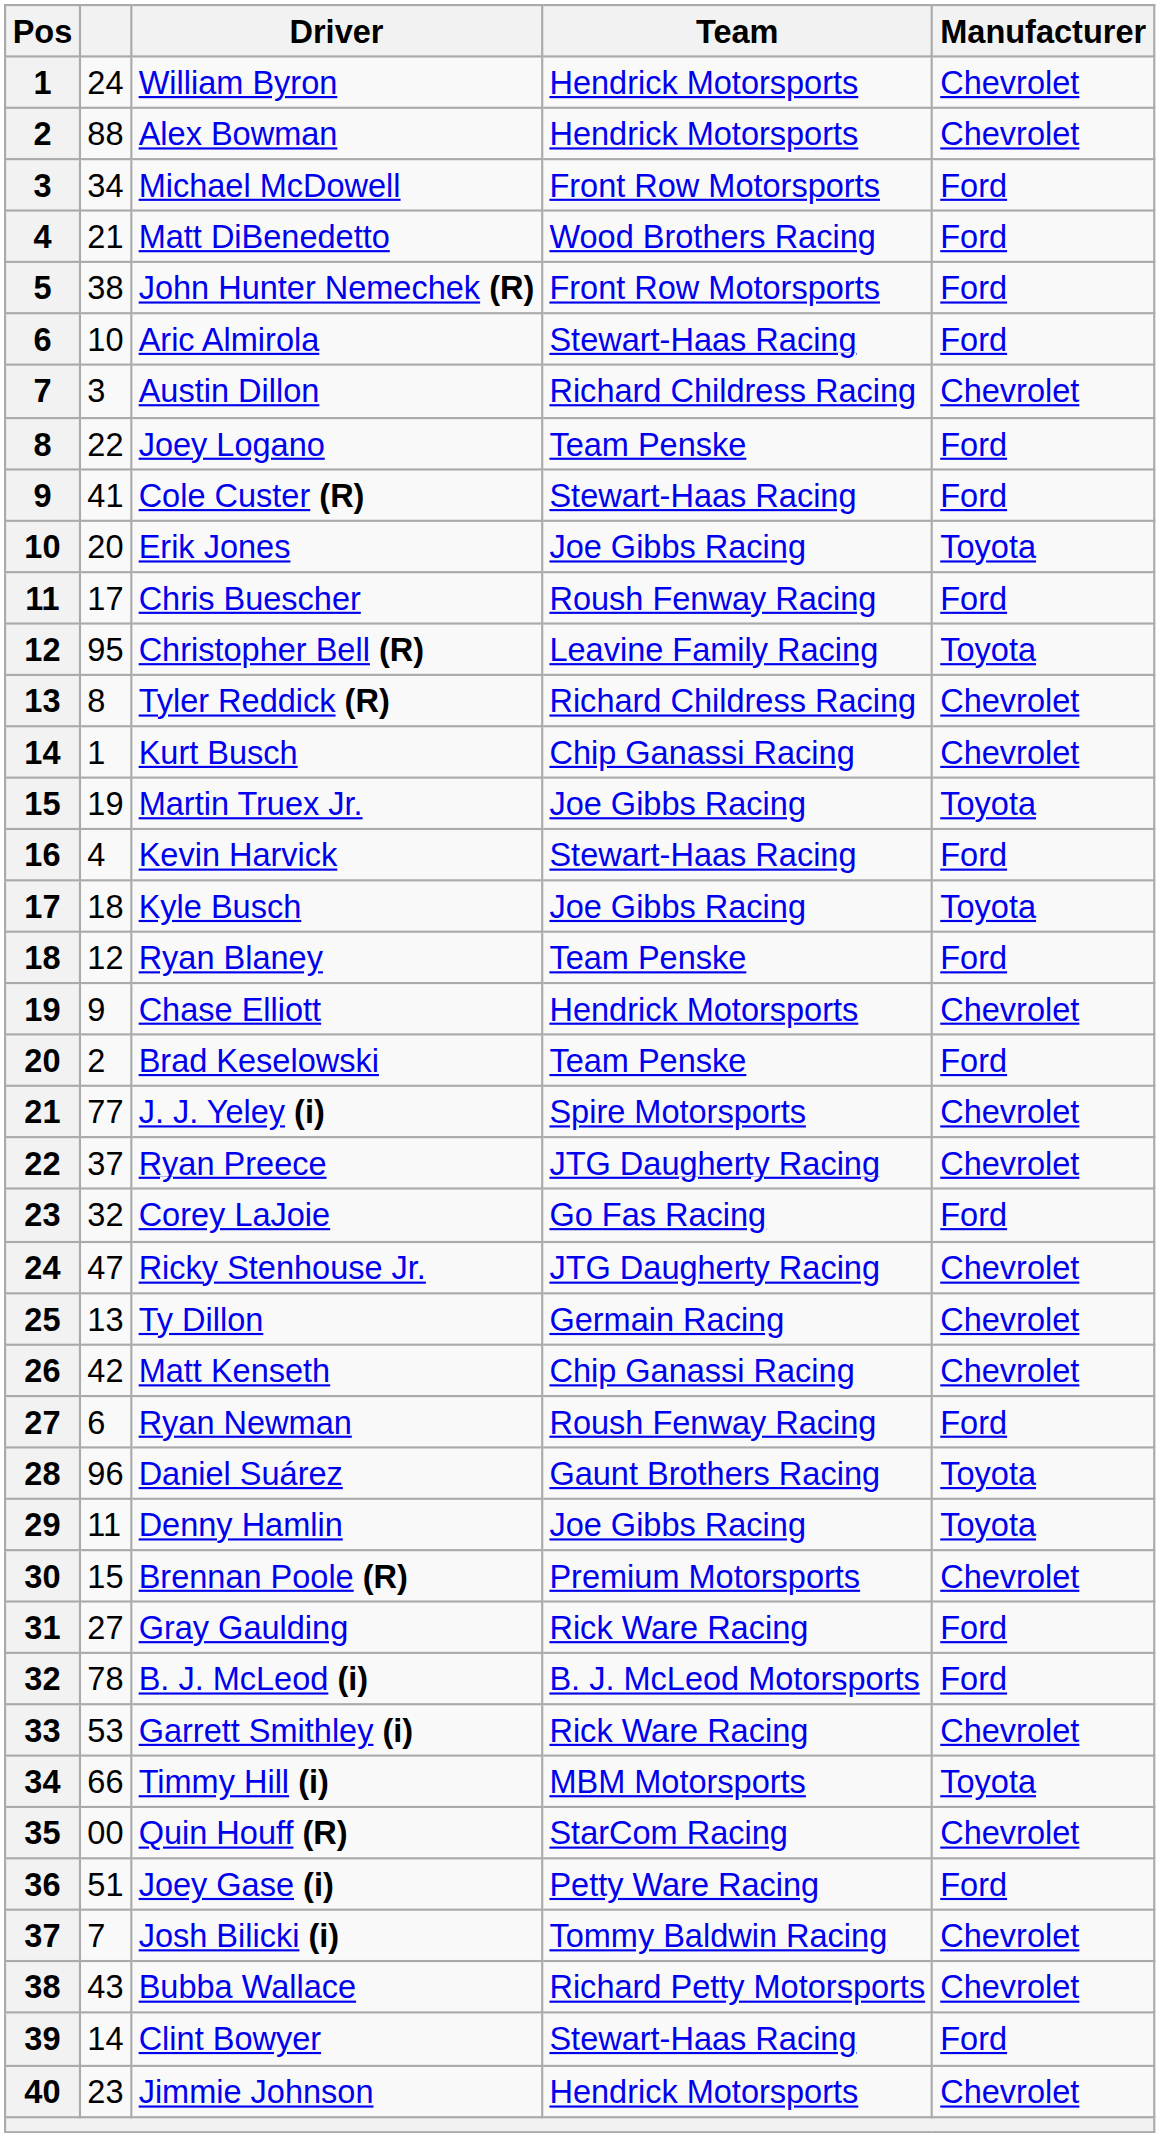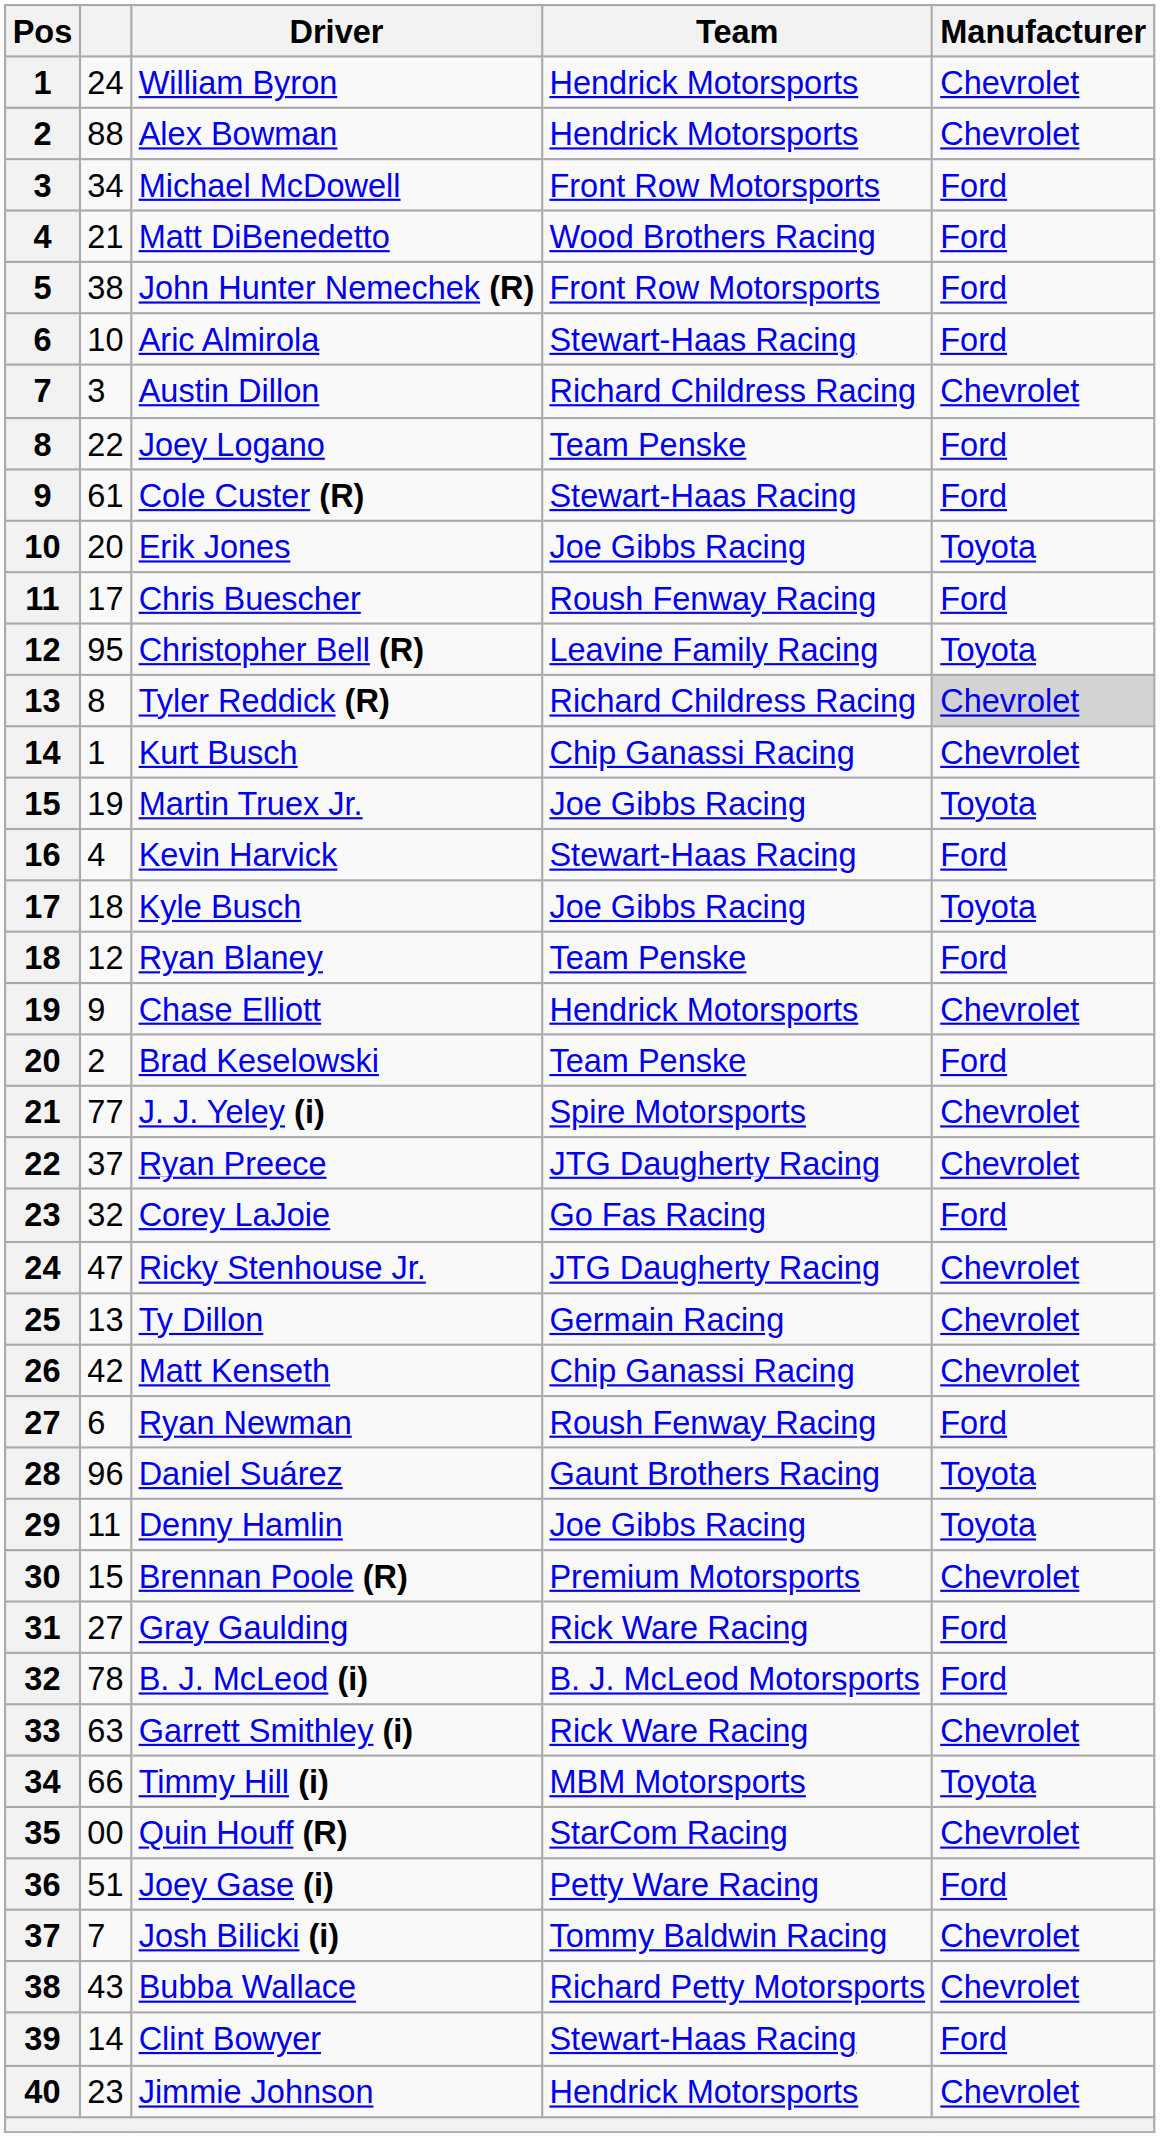(105, 494) 41 -> (105, 494) 61
(1010, 700) no background -> (1010, 700) lightgrey background
(105, 1730) 53 -> (105, 1730) 63
